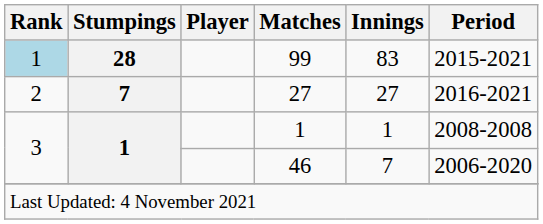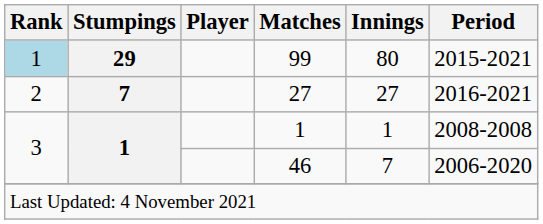(124, 58) 28 -> (124, 58) 29
(387, 58) 83 -> (387, 58) 80
